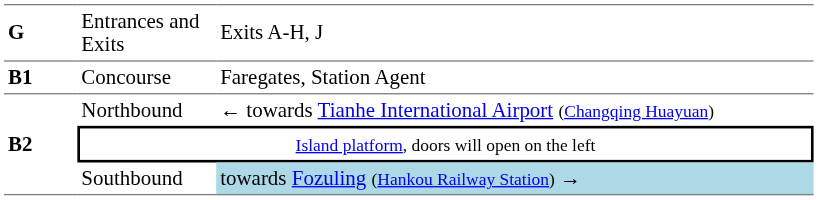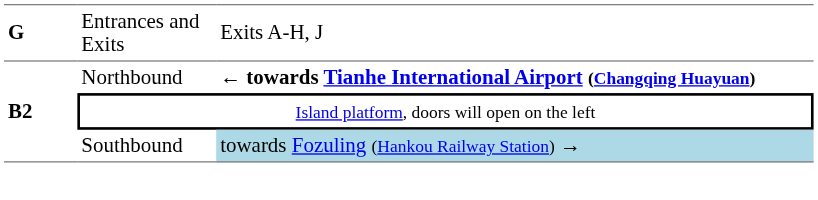- row: (126, 77)
(467, 109) normal -> (488, 77) bold
